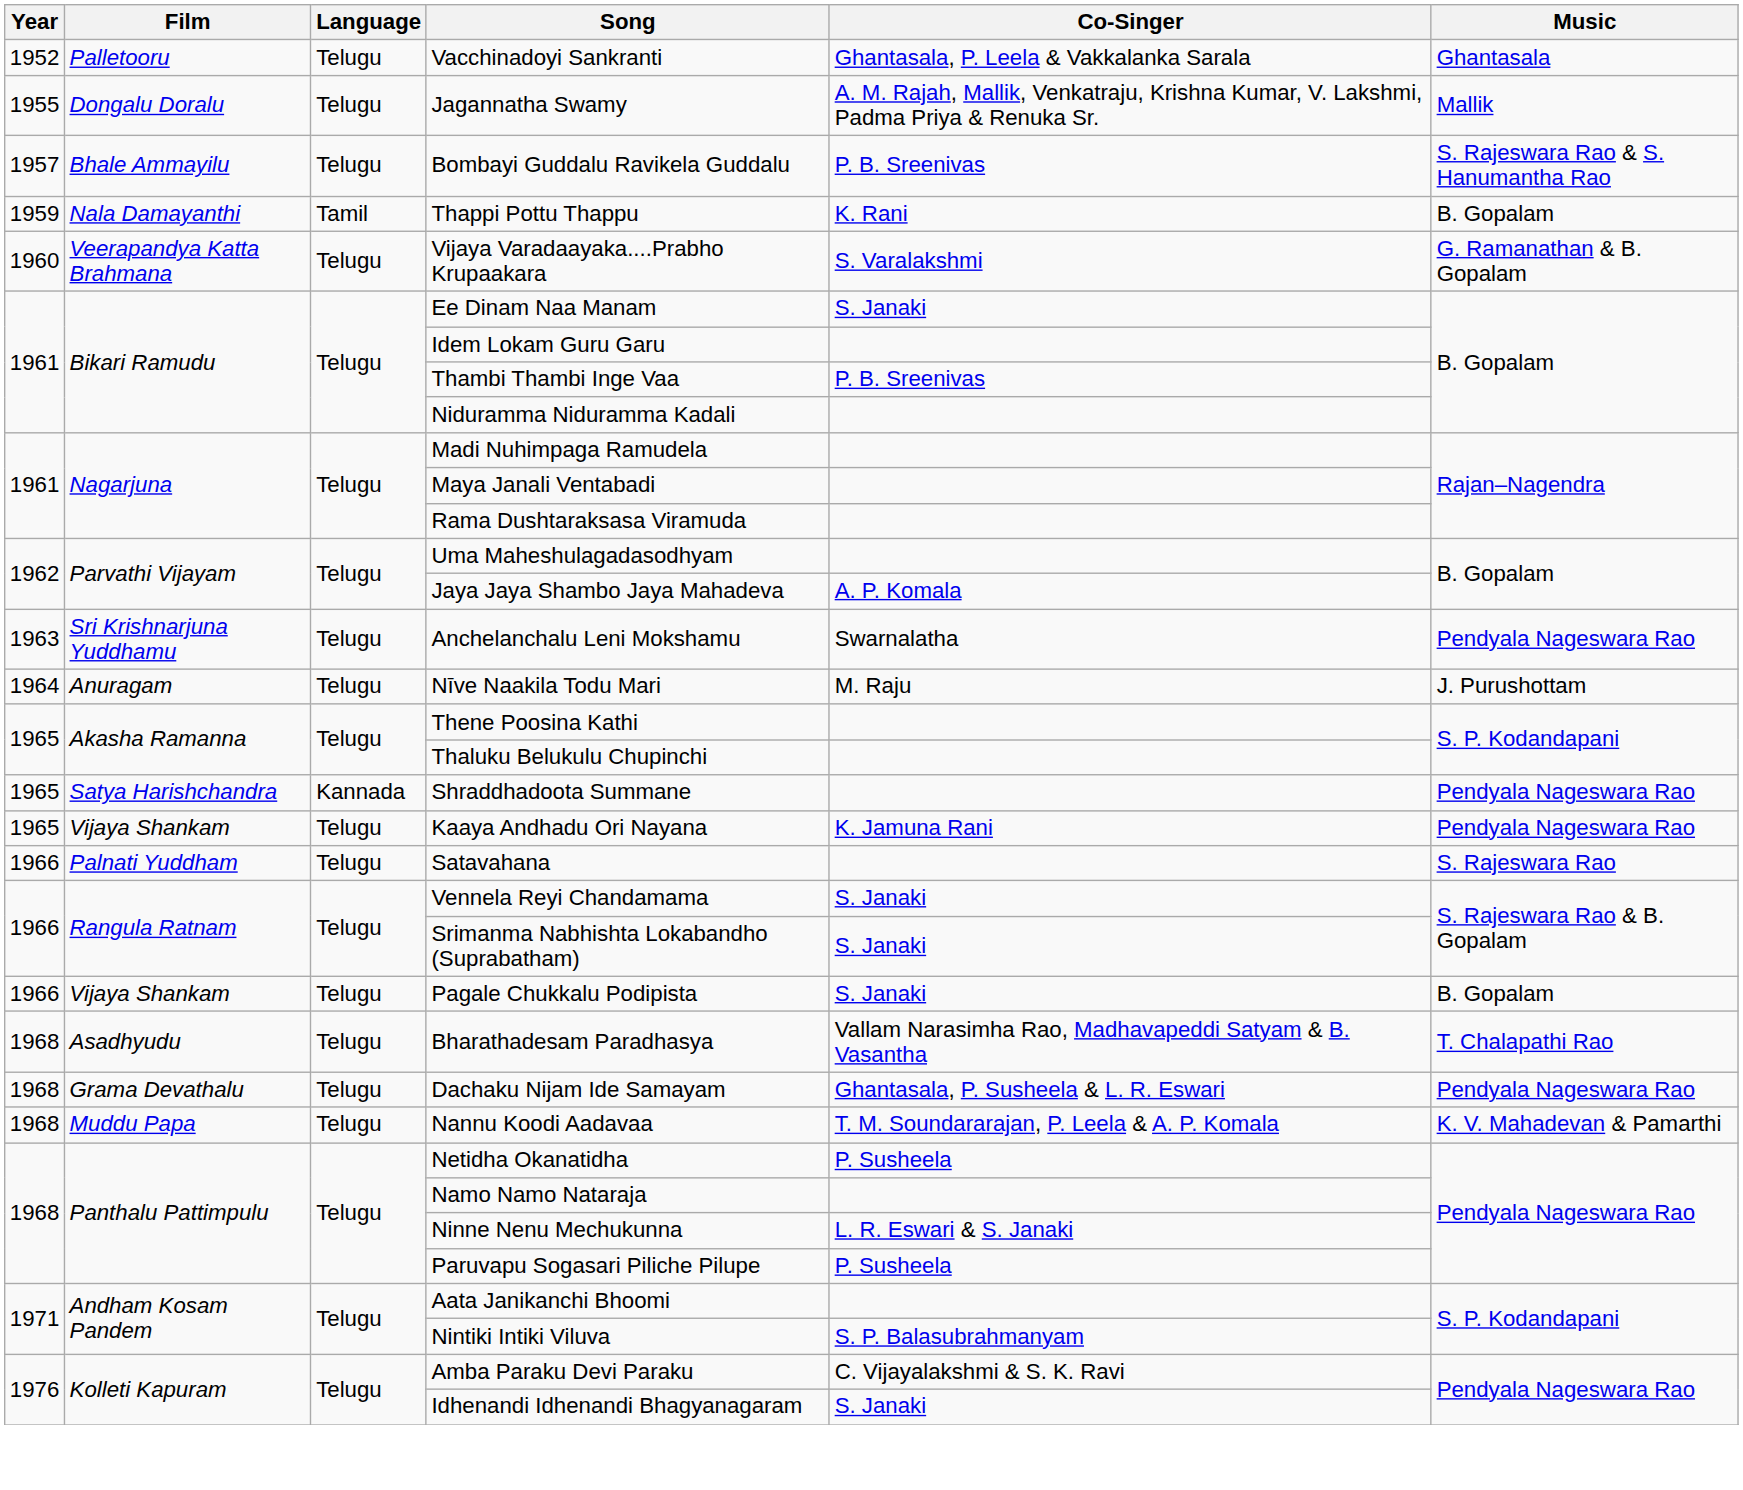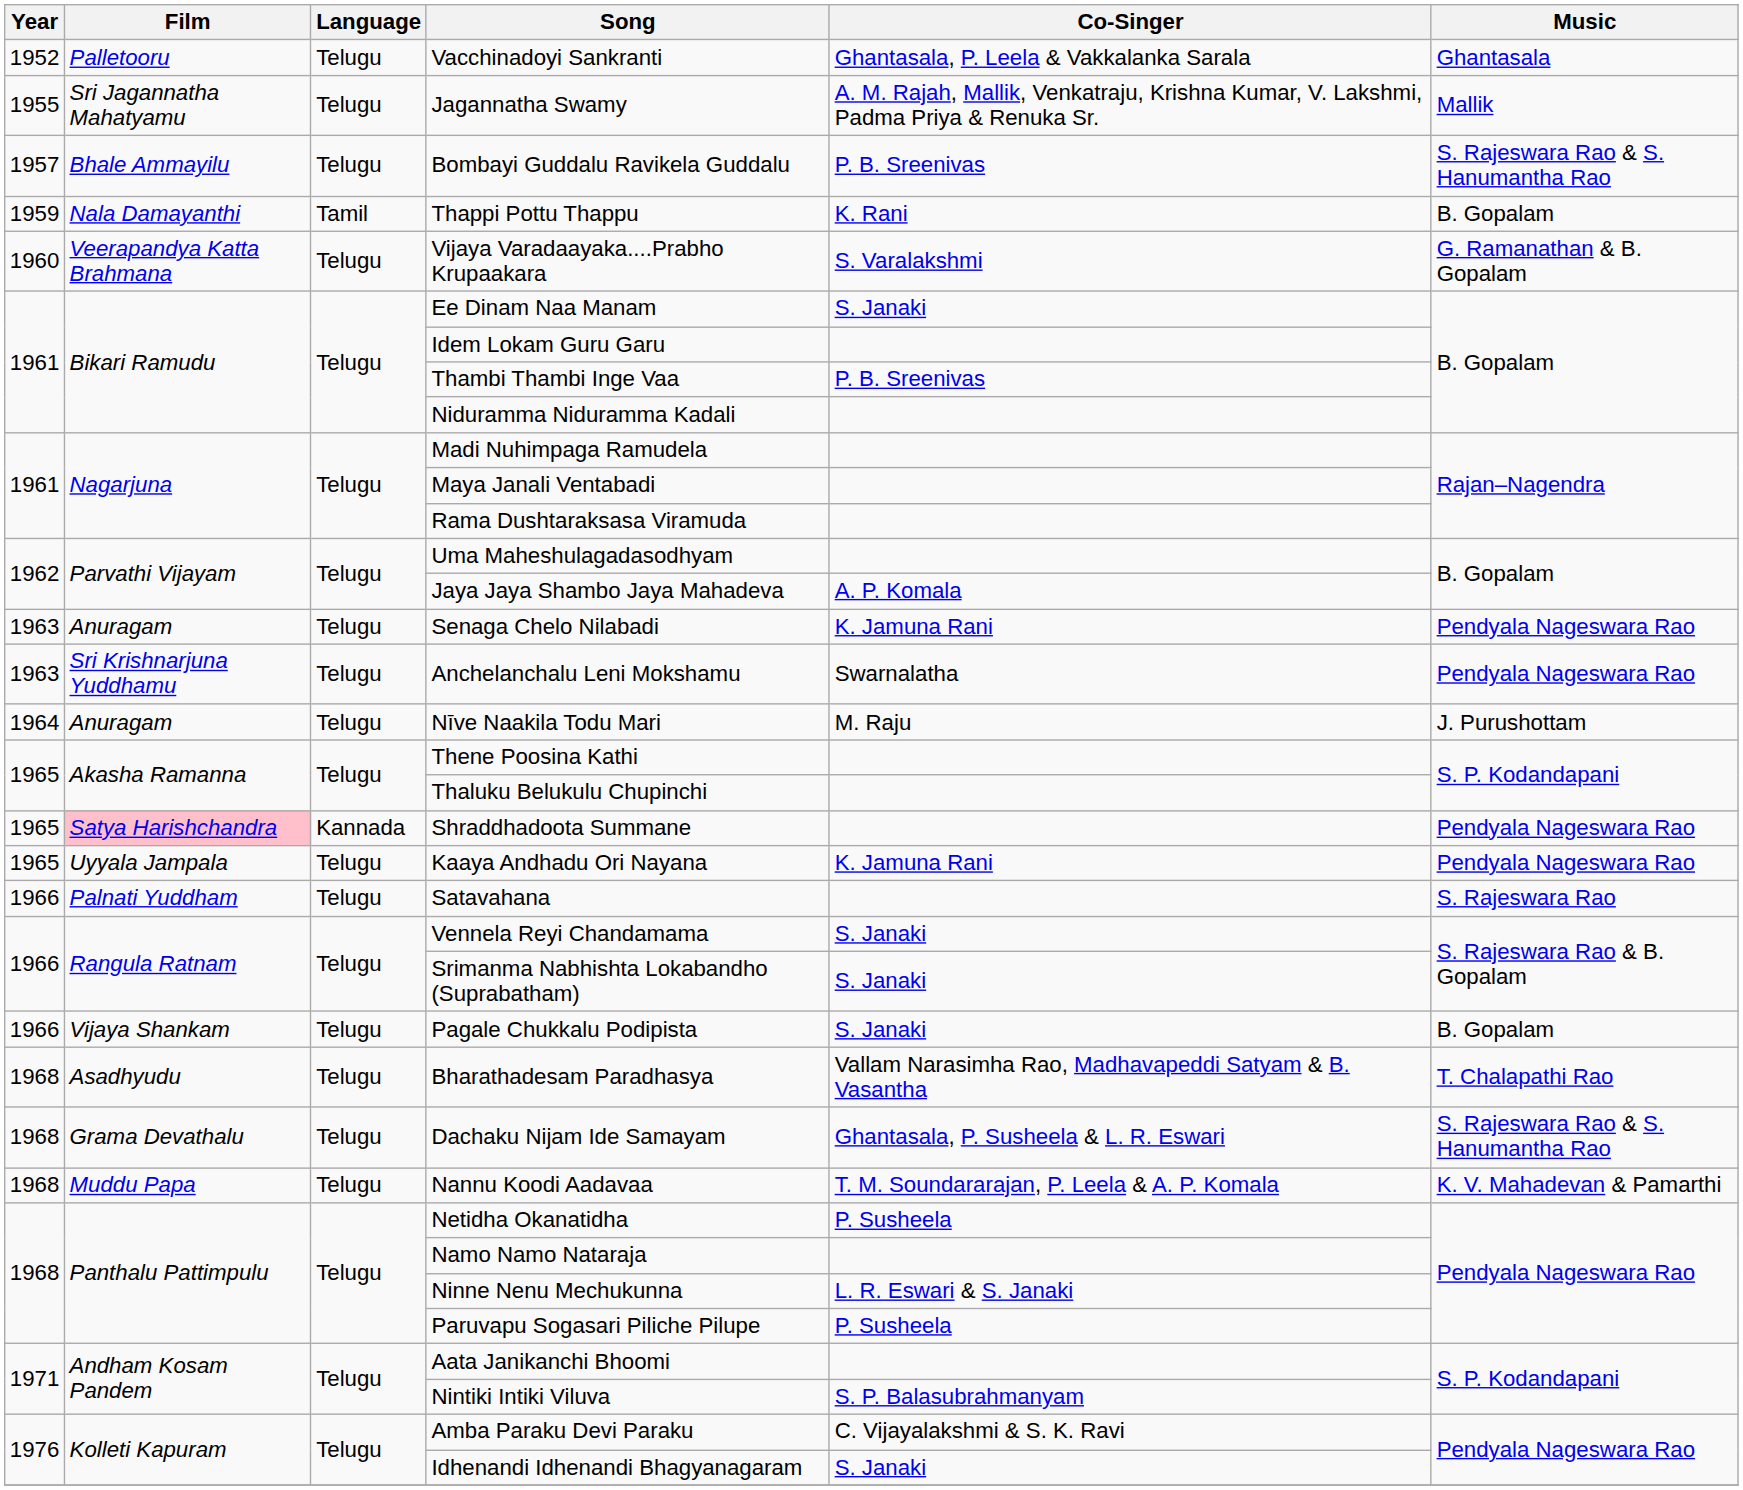(147, 105) Dongalu Doralu -> (144, 105) Sri Jagannatha Mahatyamu
+ row: (545, 626)
(173, 792) no background -> (173, 827) pink background
(150, 827) Vijaya Shankam -> (149, 862) Uyyala Jampala
(1566, 1089) Pendyala Nageswara Rao -> (1550, 1137) S. Rajeswara Rao & S. Hanumantha Rao
